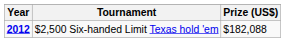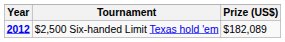(245, 29) $182,088 -> (245, 29) $182,089
